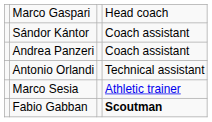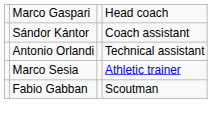- row: (53, 51)
(134, 107) bold -> (132, 88) normal
